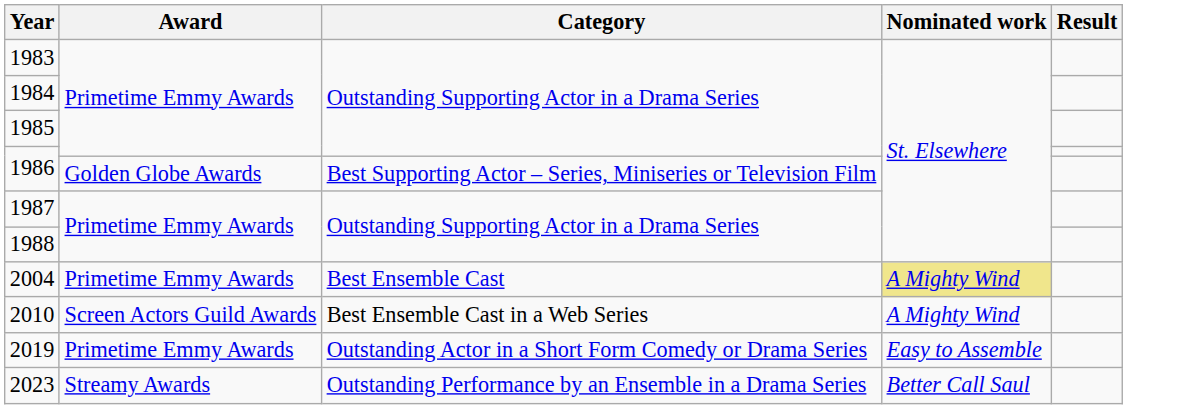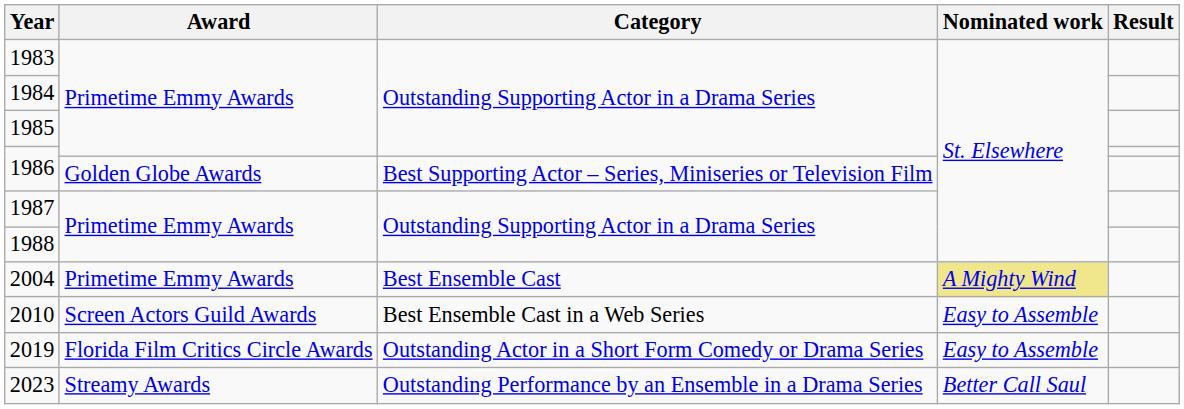(953, 314) A Mighty Wind -> (1020, 314) Easy to Assemble
(179, 349) Primetime Emmy Awards -> (219, 349) Florida Film Critics Circle Awards
